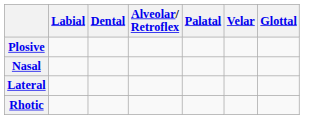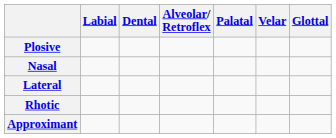+ row: (42, 124)
